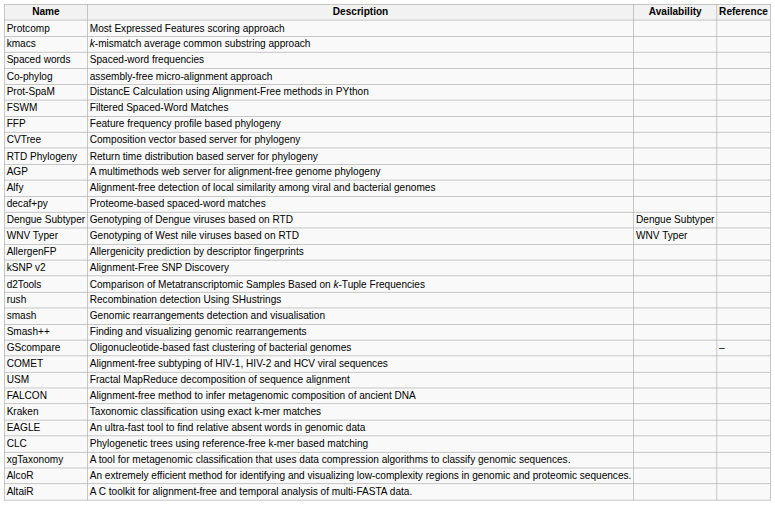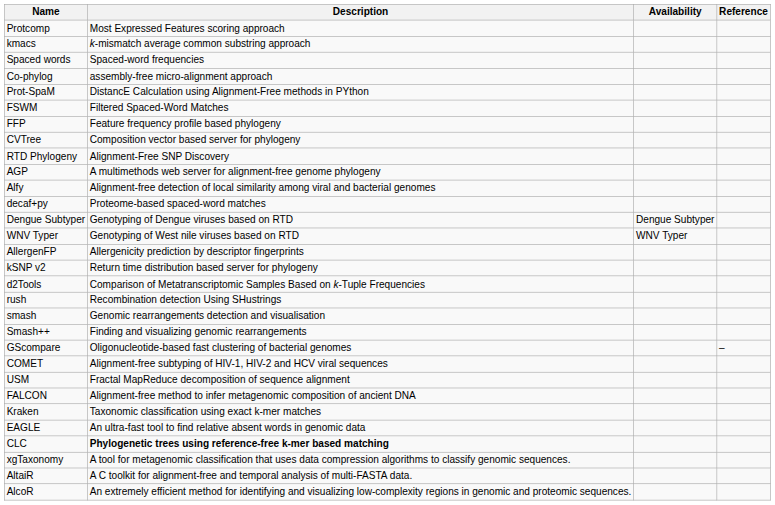(204, 156) Return time distribution based server for phylogeny -> (159, 156) Alignment-Free SNP Discovery
(159, 268) Alignment-Free SNP Discovery -> (204, 268) Return time distribution based server for phylogeny
(229, 444) normal -> (239, 444) bold
rows swapped: (20, 476) <-> (20, 492)
